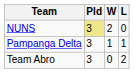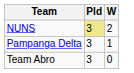- column: (124, 12)
